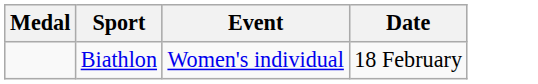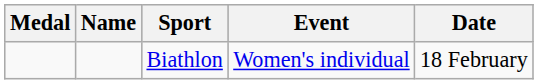+ column: (108, 23)
